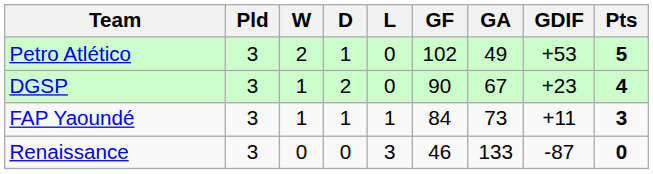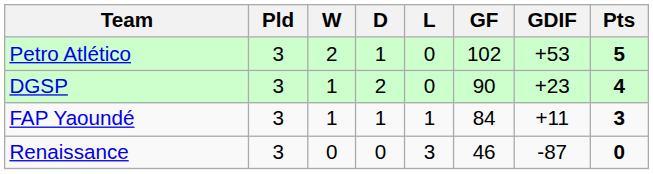- column: (496, 20)
